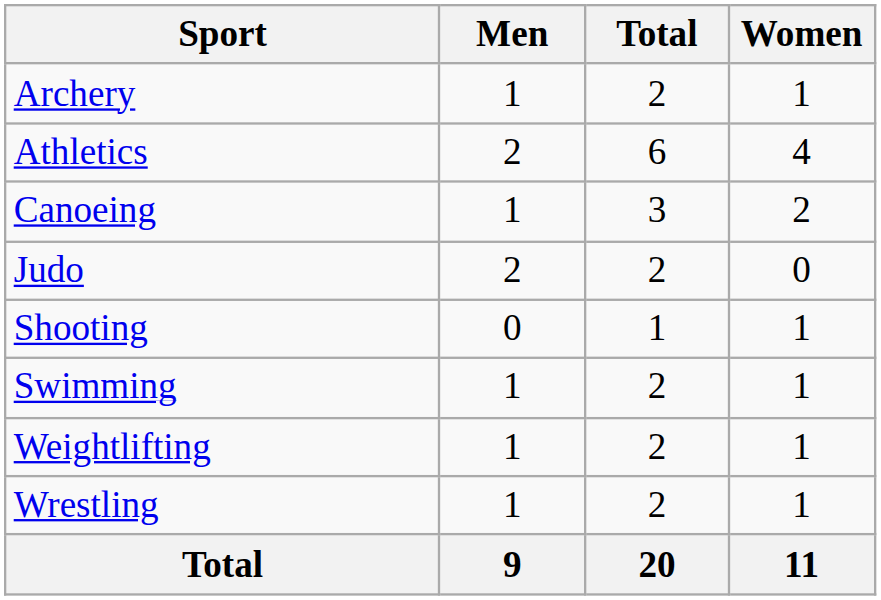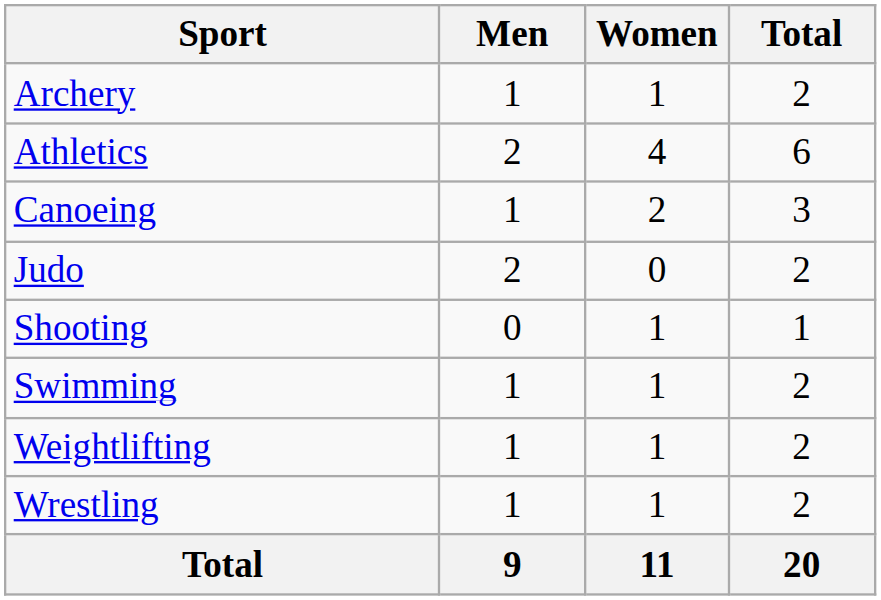columns swapped: (802, 33) <-> (657, 33)
